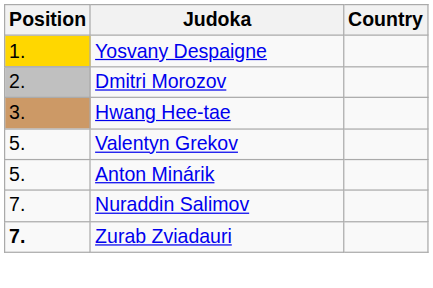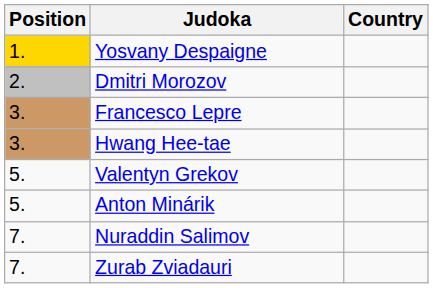+ row: (168, 112)
(17, 236) bold -> (17, 267) normal
